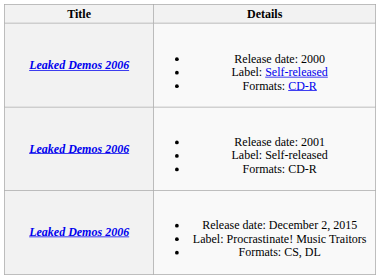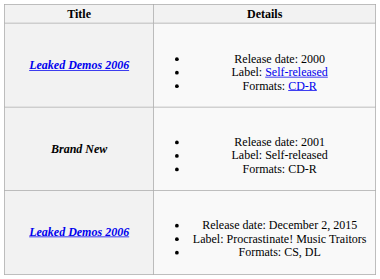(79, 148) Leaked Demos 2006 -> (79, 148) Brand New
